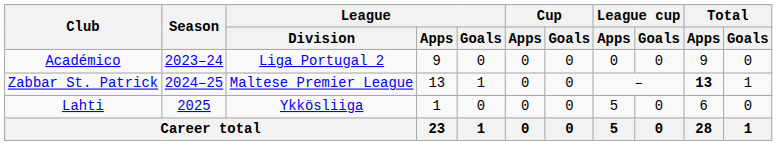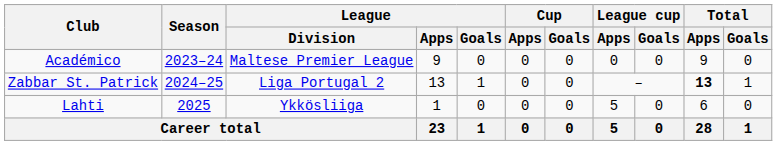(322, 61) Liga Portugal 2 -> (322, 61) Maltese Premier League
(322, 84) Maltese Premier League -> (322, 84) Liga Portugal 2
